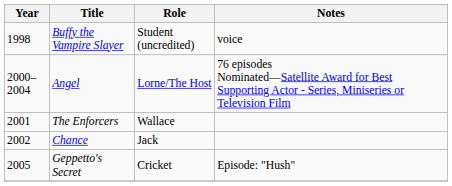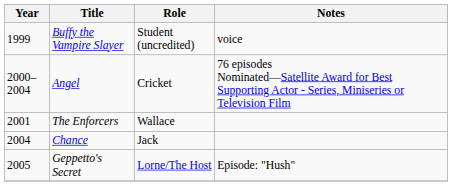(19, 38) 1998 -> (19, 38) 1999
(174, 83) Lorne/The Host -> (154, 83) Cricket
(19, 140) 2002 -> (19, 140) 2004
(154, 165) Cricket -> (174, 165) Lorne/The Host
